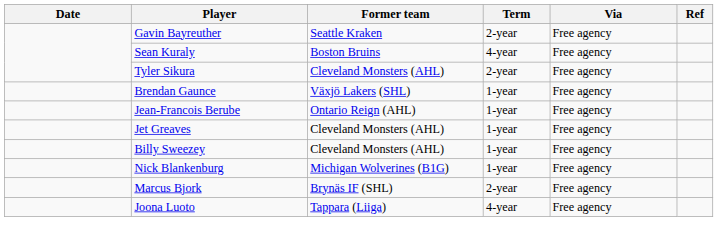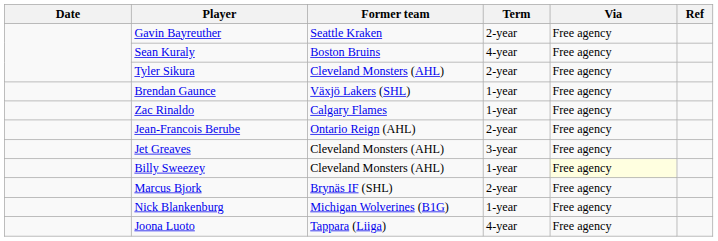+ row: (164, 110)
(502, 110) 1-year -> (502, 129) 2-year
(502, 129) 1-year -> (502, 149) 3-year
(582, 149) no background -> (582, 168) lightyellow background
rows swapped: (179, 168) <-> (168, 187)
